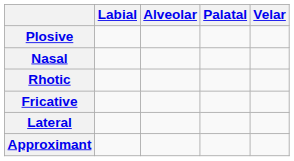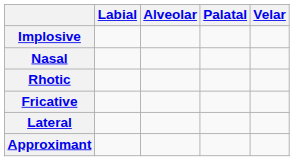- row: (49, 36)
+ row: (49, 36)
